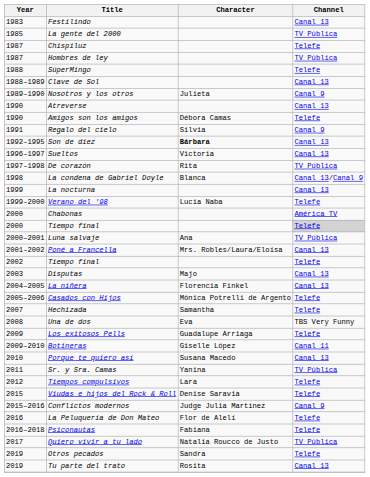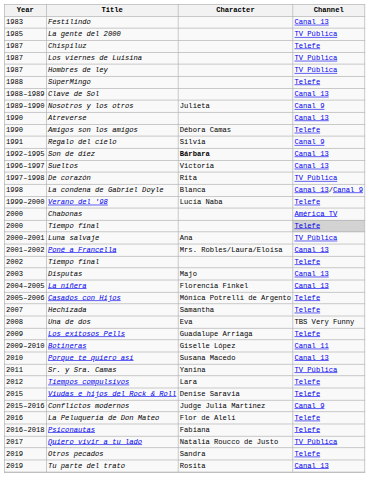+ row: (15, 58)
- row: (15, 190)
